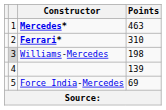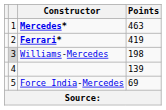(136, 40) 310 -> (136, 40) 419
